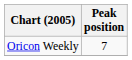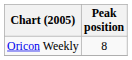(104, 45) 7 -> (104, 45) 8
